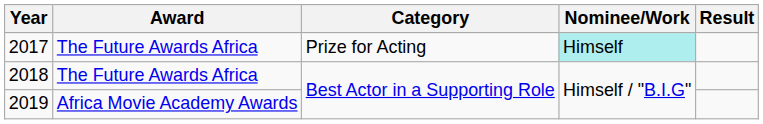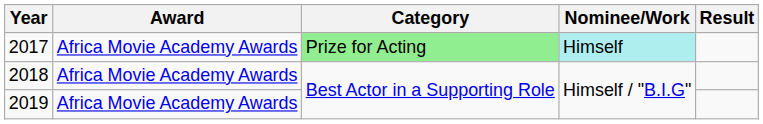(157, 47) The Future Awards Africa -> (177, 47) Africa Movie Academy Awards
(366, 47) no background -> (366, 47) lightgreen background
(157, 75) The Future Awards Africa -> (177, 75) Africa Movie Academy Awards
